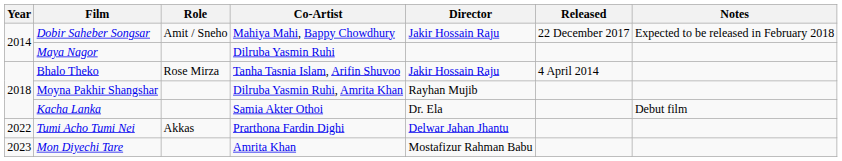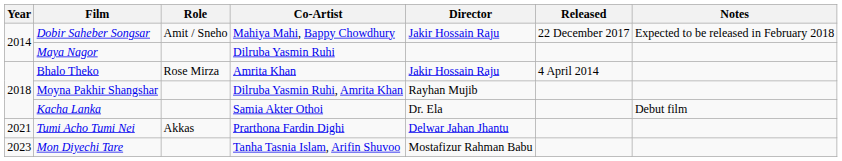(317, 71) Tanha Tasnia Islam, Arifin Shuvoo -> (265, 71) Amrita Khan
(19, 128) 2022 -> (19, 128) 2021
(265, 147) Amrita Khan -> (317, 147) Tanha Tasnia Islam, Arifin Shuvoo
